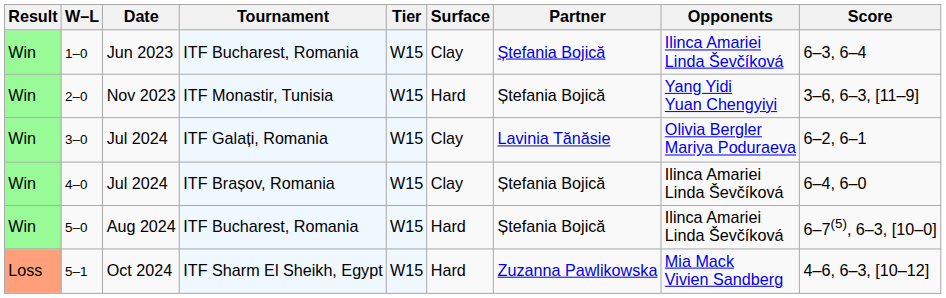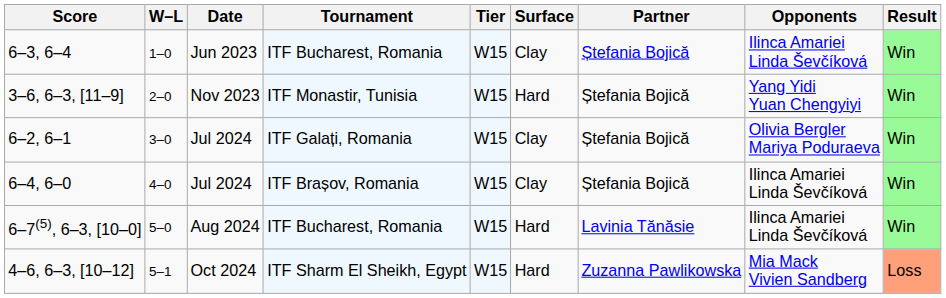columns swapped: (33, 17) <-> (870, 17)
(554, 139) Lavinia Tănăsie -> (635, 139) Ștefania Bojică
(551, 227) Ștefania Bojică -> (638, 227) Lavinia Tănăsie
